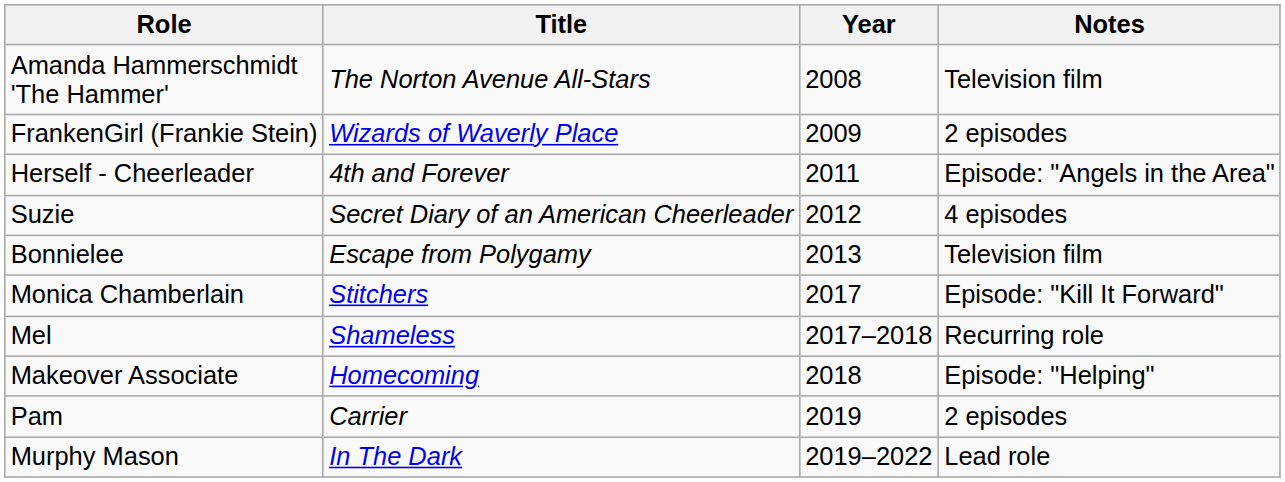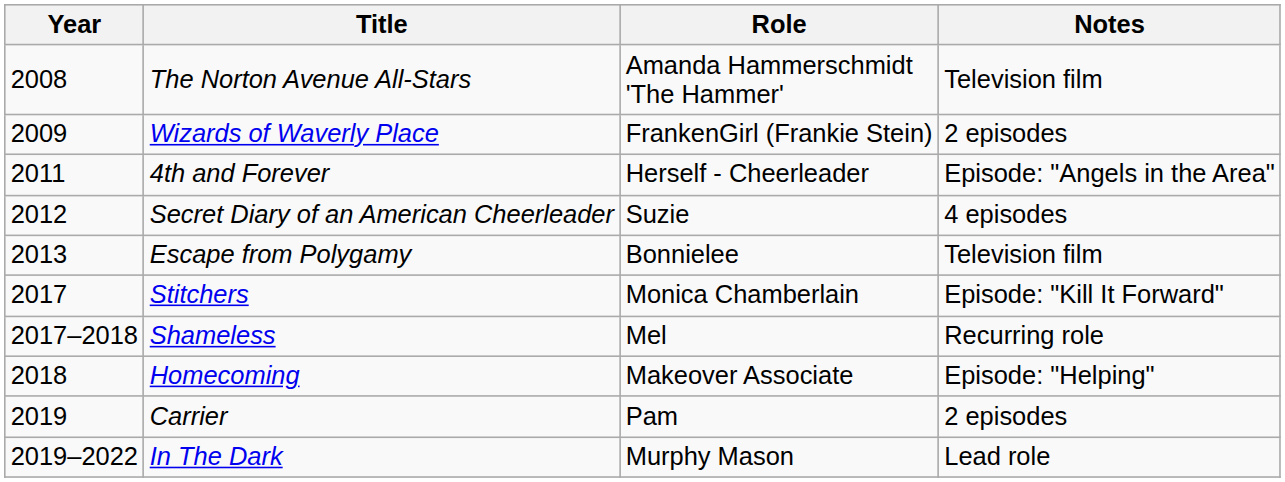columns swapped: (869, 24) <-> (164, 24)
